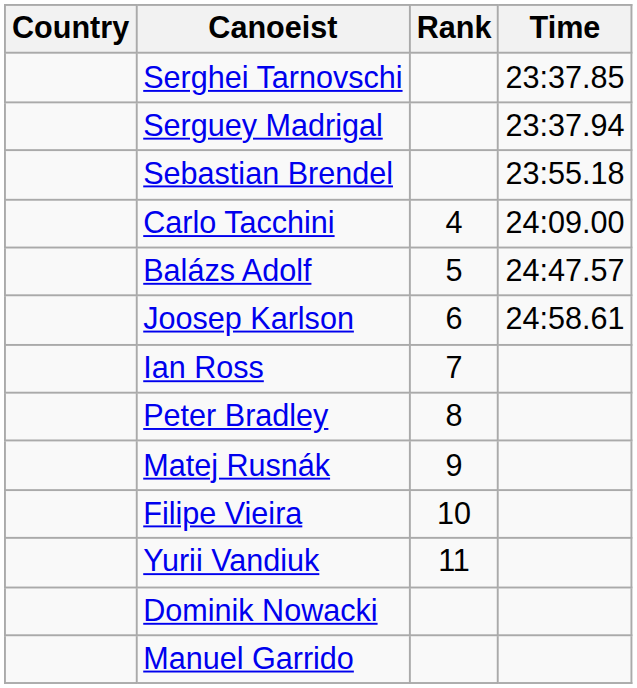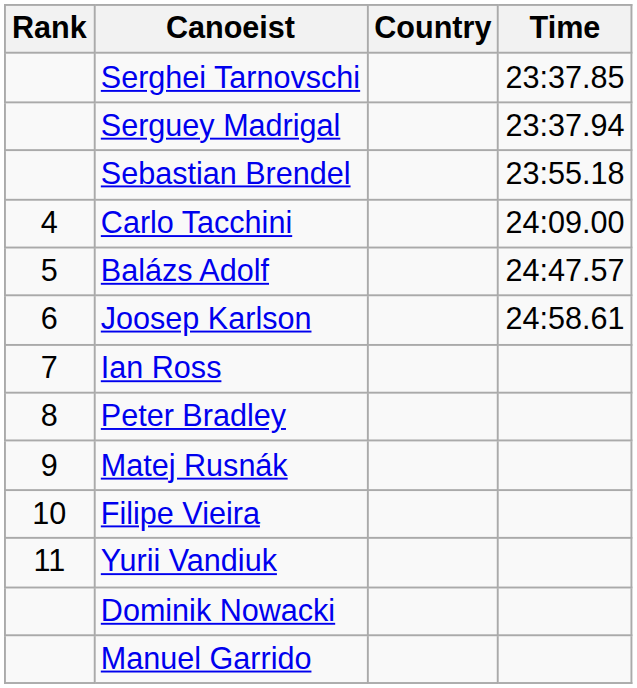columns swapped: (454, 28) <-> (71, 28)
